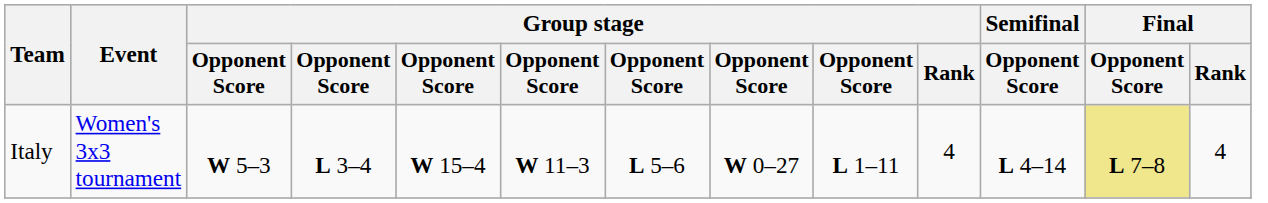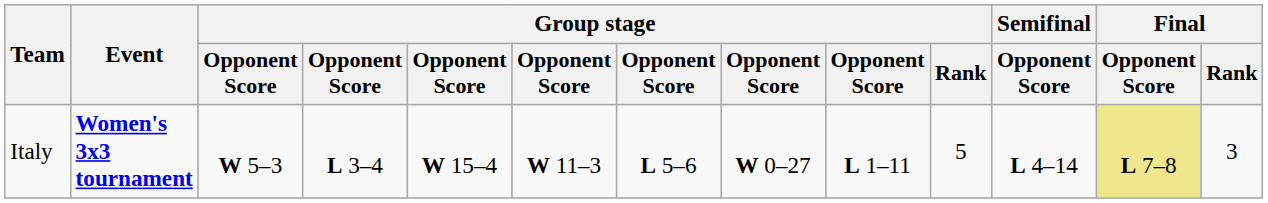(128, 151) normal -> (134, 151) bold
(949, 151) 4 -> (961, 151) 5
(1220, 151) 4 -> (1232, 151) 3
